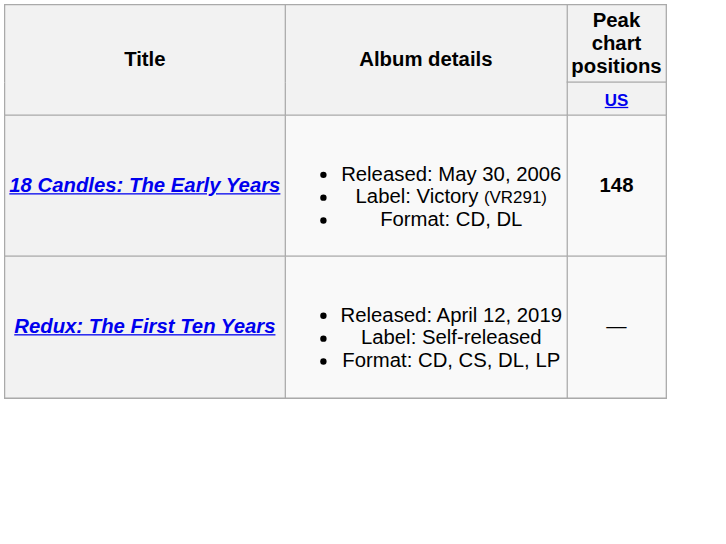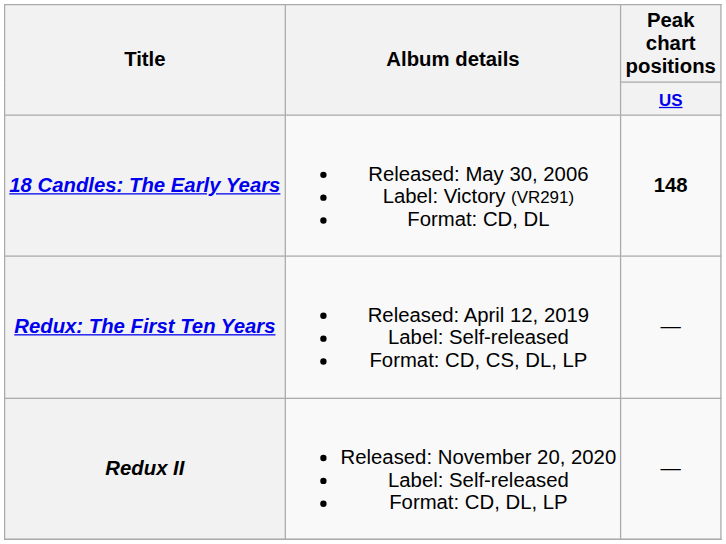+ row: (145, 468)
